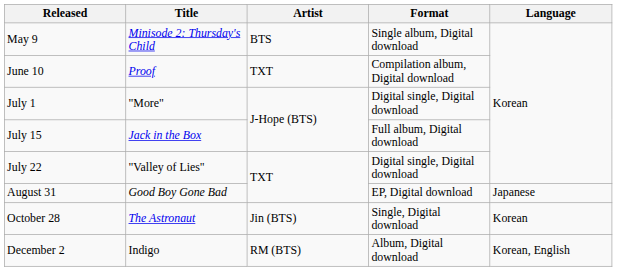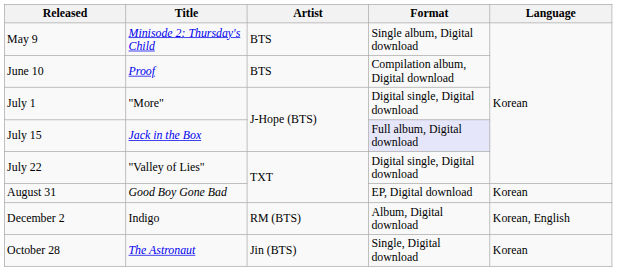(261, 71) TXT -> (261, 71) BTS
(417, 135) no background -> (417, 135) lavender background
(514, 193) Japanese -> (510, 193) Korean
rows swapped: (34, 218) <-> (36, 250)
